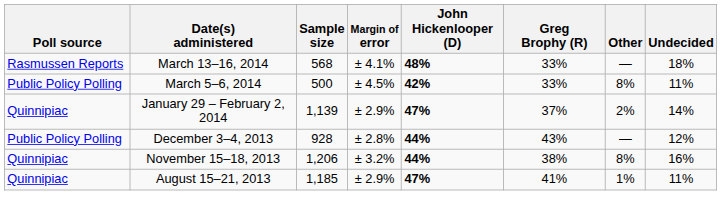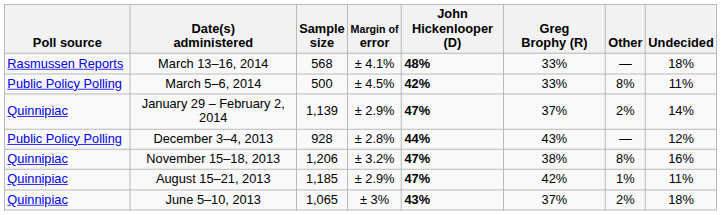(417, 159) 44% -> (417, 159) 47%
(554, 179) 41% -> (554, 179) 42%
+ row: (213, 199)
